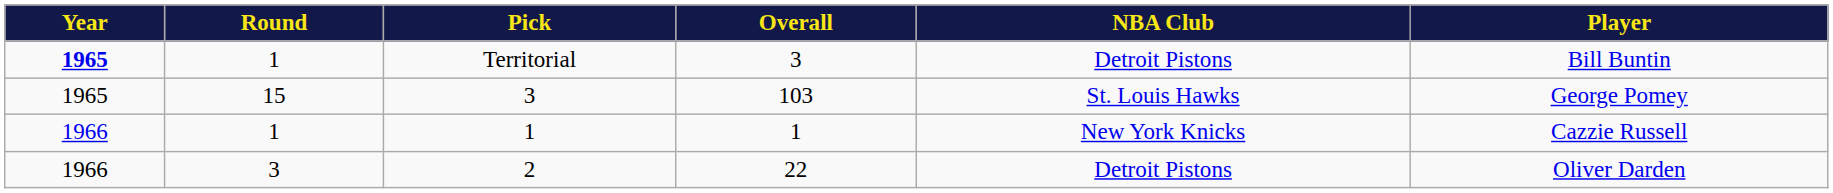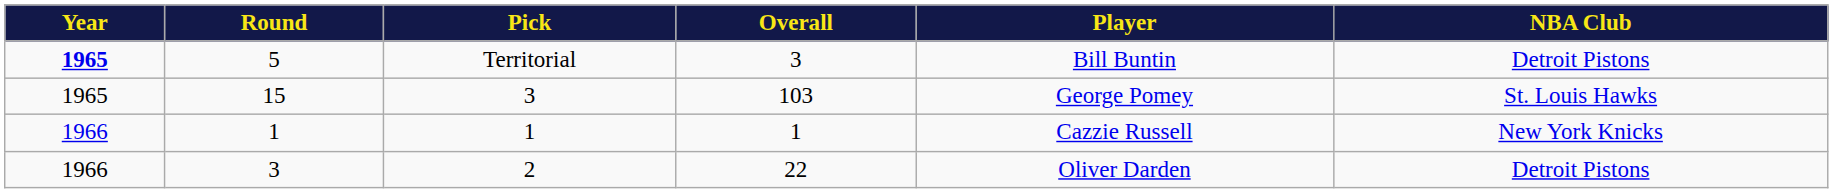columns swapped: (1619, 22) <-> (1163, 22)
(274, 59) 1 -> (274, 59) 5
